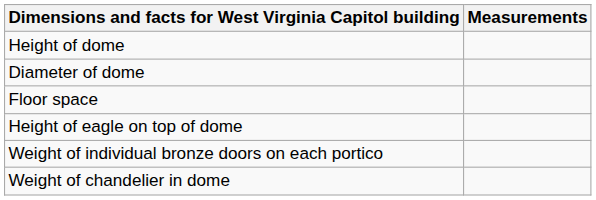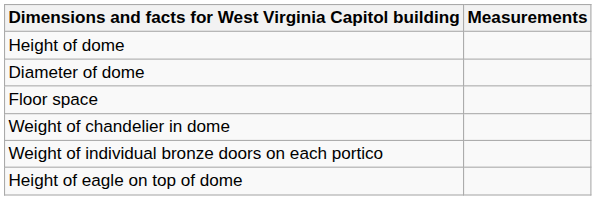rows swapped: (119, 180) <-> (126, 126)
